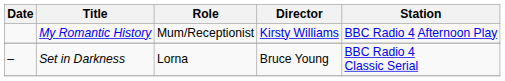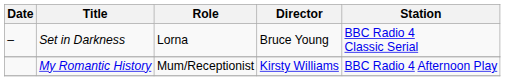rows swapped: (95, 33) <-> (84, 59)
